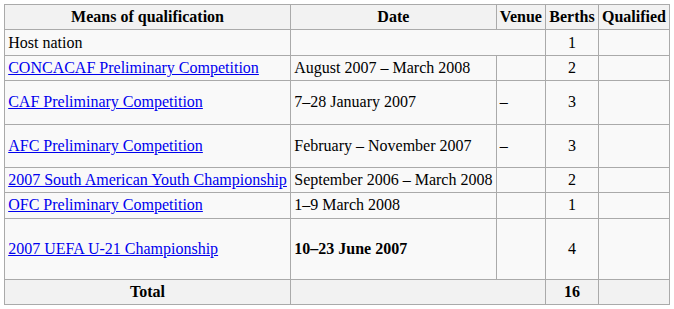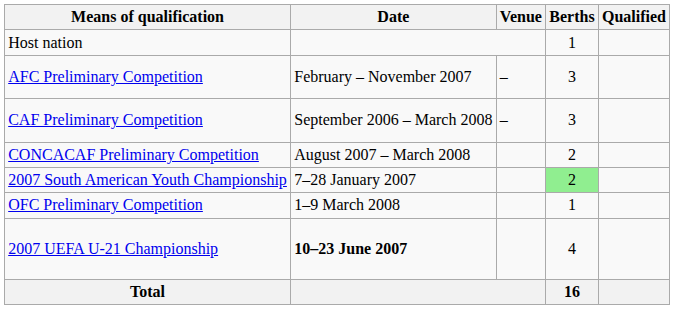rows swapped: (106, 145) <-> (134, 67)
(355, 102) 7–28 January 2007 -> (393, 120) September 2006 – March 2008
(393, 180) September 2006 – March 2008 -> (355, 180) 7–28 January 2007
(572, 180) no background -> (572, 180) lightgreen background
